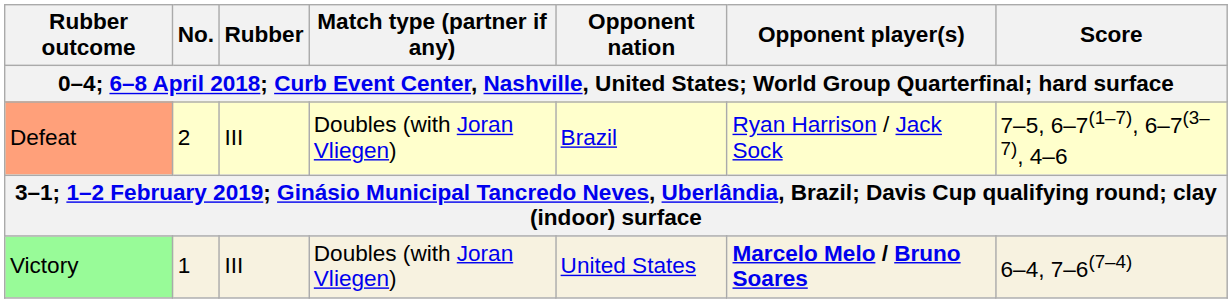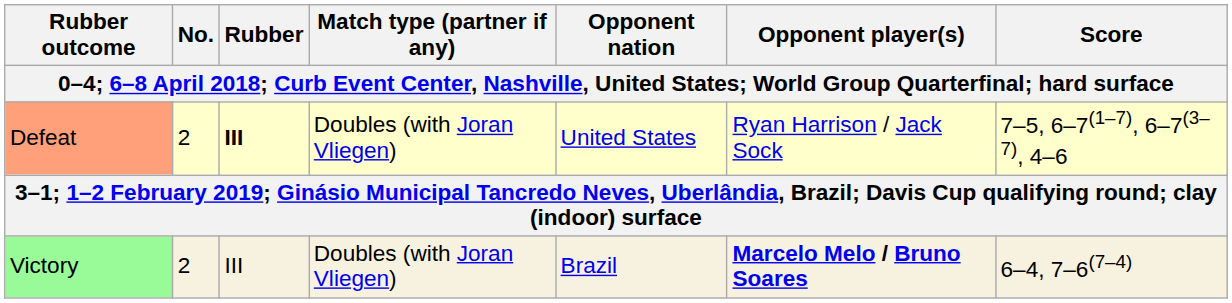(234, 138) normal -> (234, 138) bold
(589, 138) Brazil -> (628, 138) United States
(184, 266) 1 -> (184, 266) 2
(628, 266) United States -> (589, 266) Brazil
